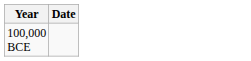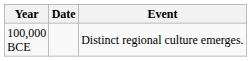+ column: (162, 14)
